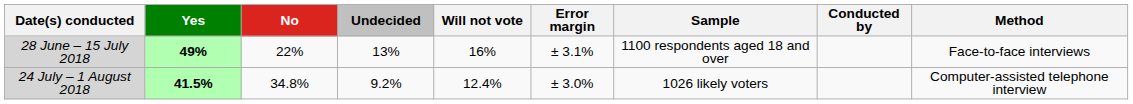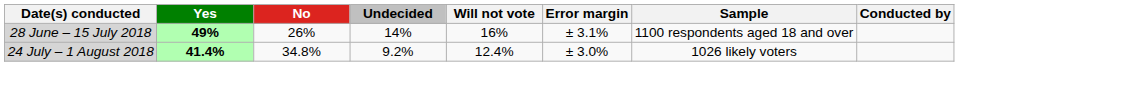- column: (1019, 20)
(290, 52) 22% -> (302, 33) 26%
(386, 52) 13% -> (398, 33) 14%
(193, 83) 41.5% -> (205, 52) 41.4%
